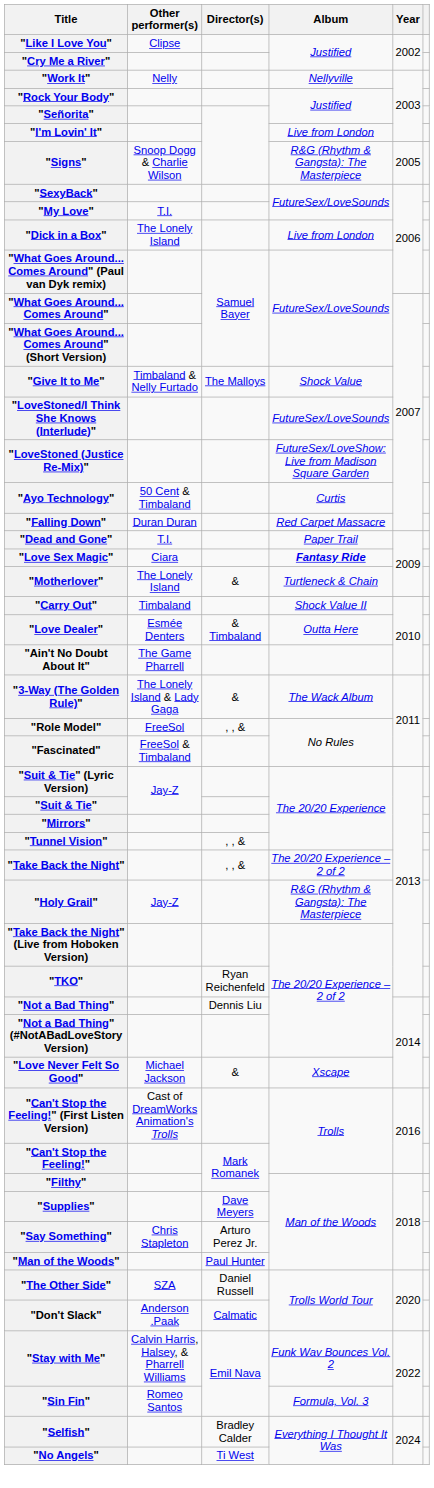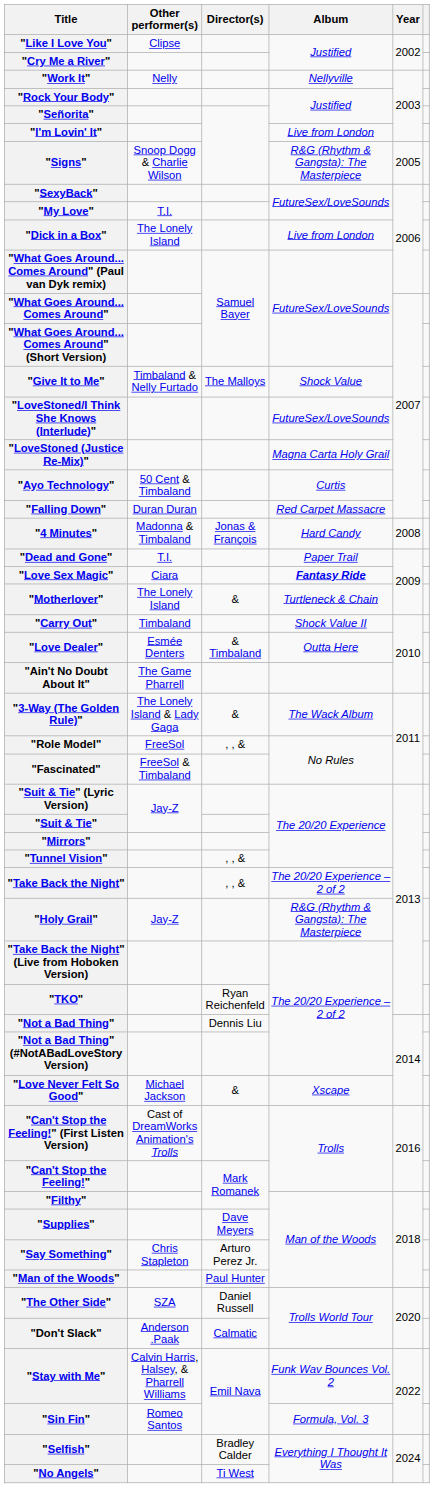(331, 461) FutureSex/LoveShow: Live from Madison Square Garden -> (331, 455) Magna Carta Holy Grail
+ row: (66, 533)
